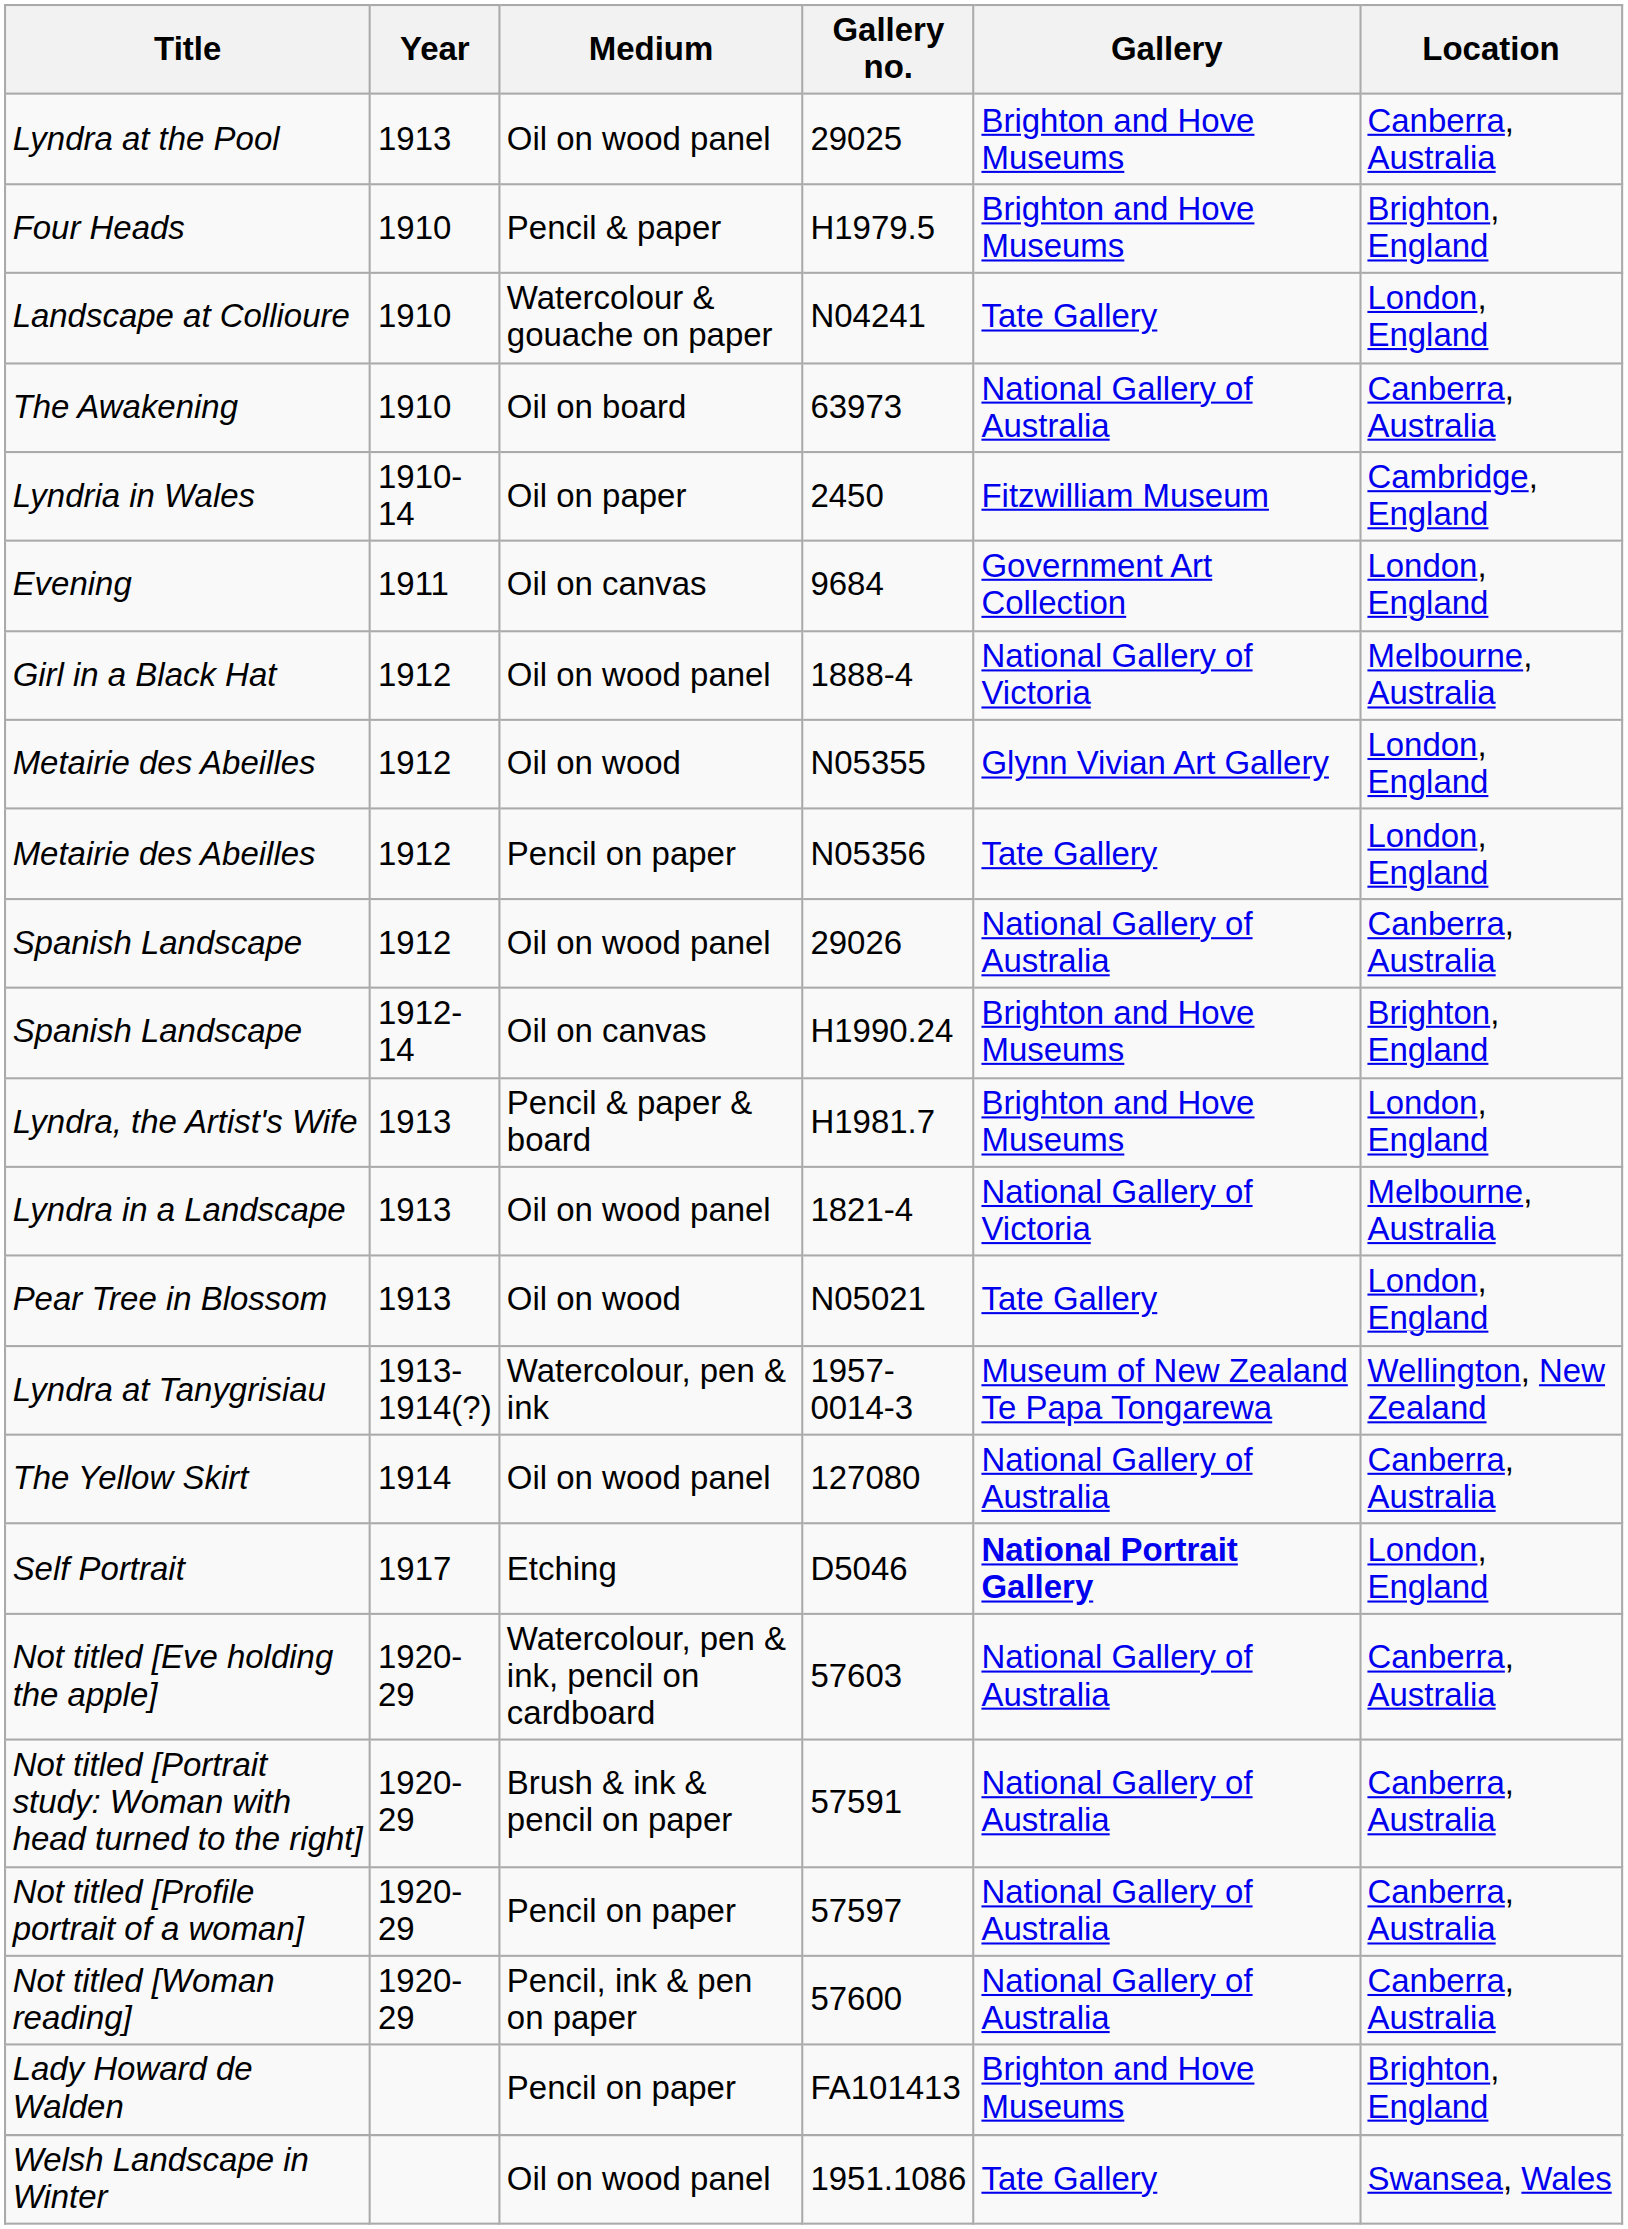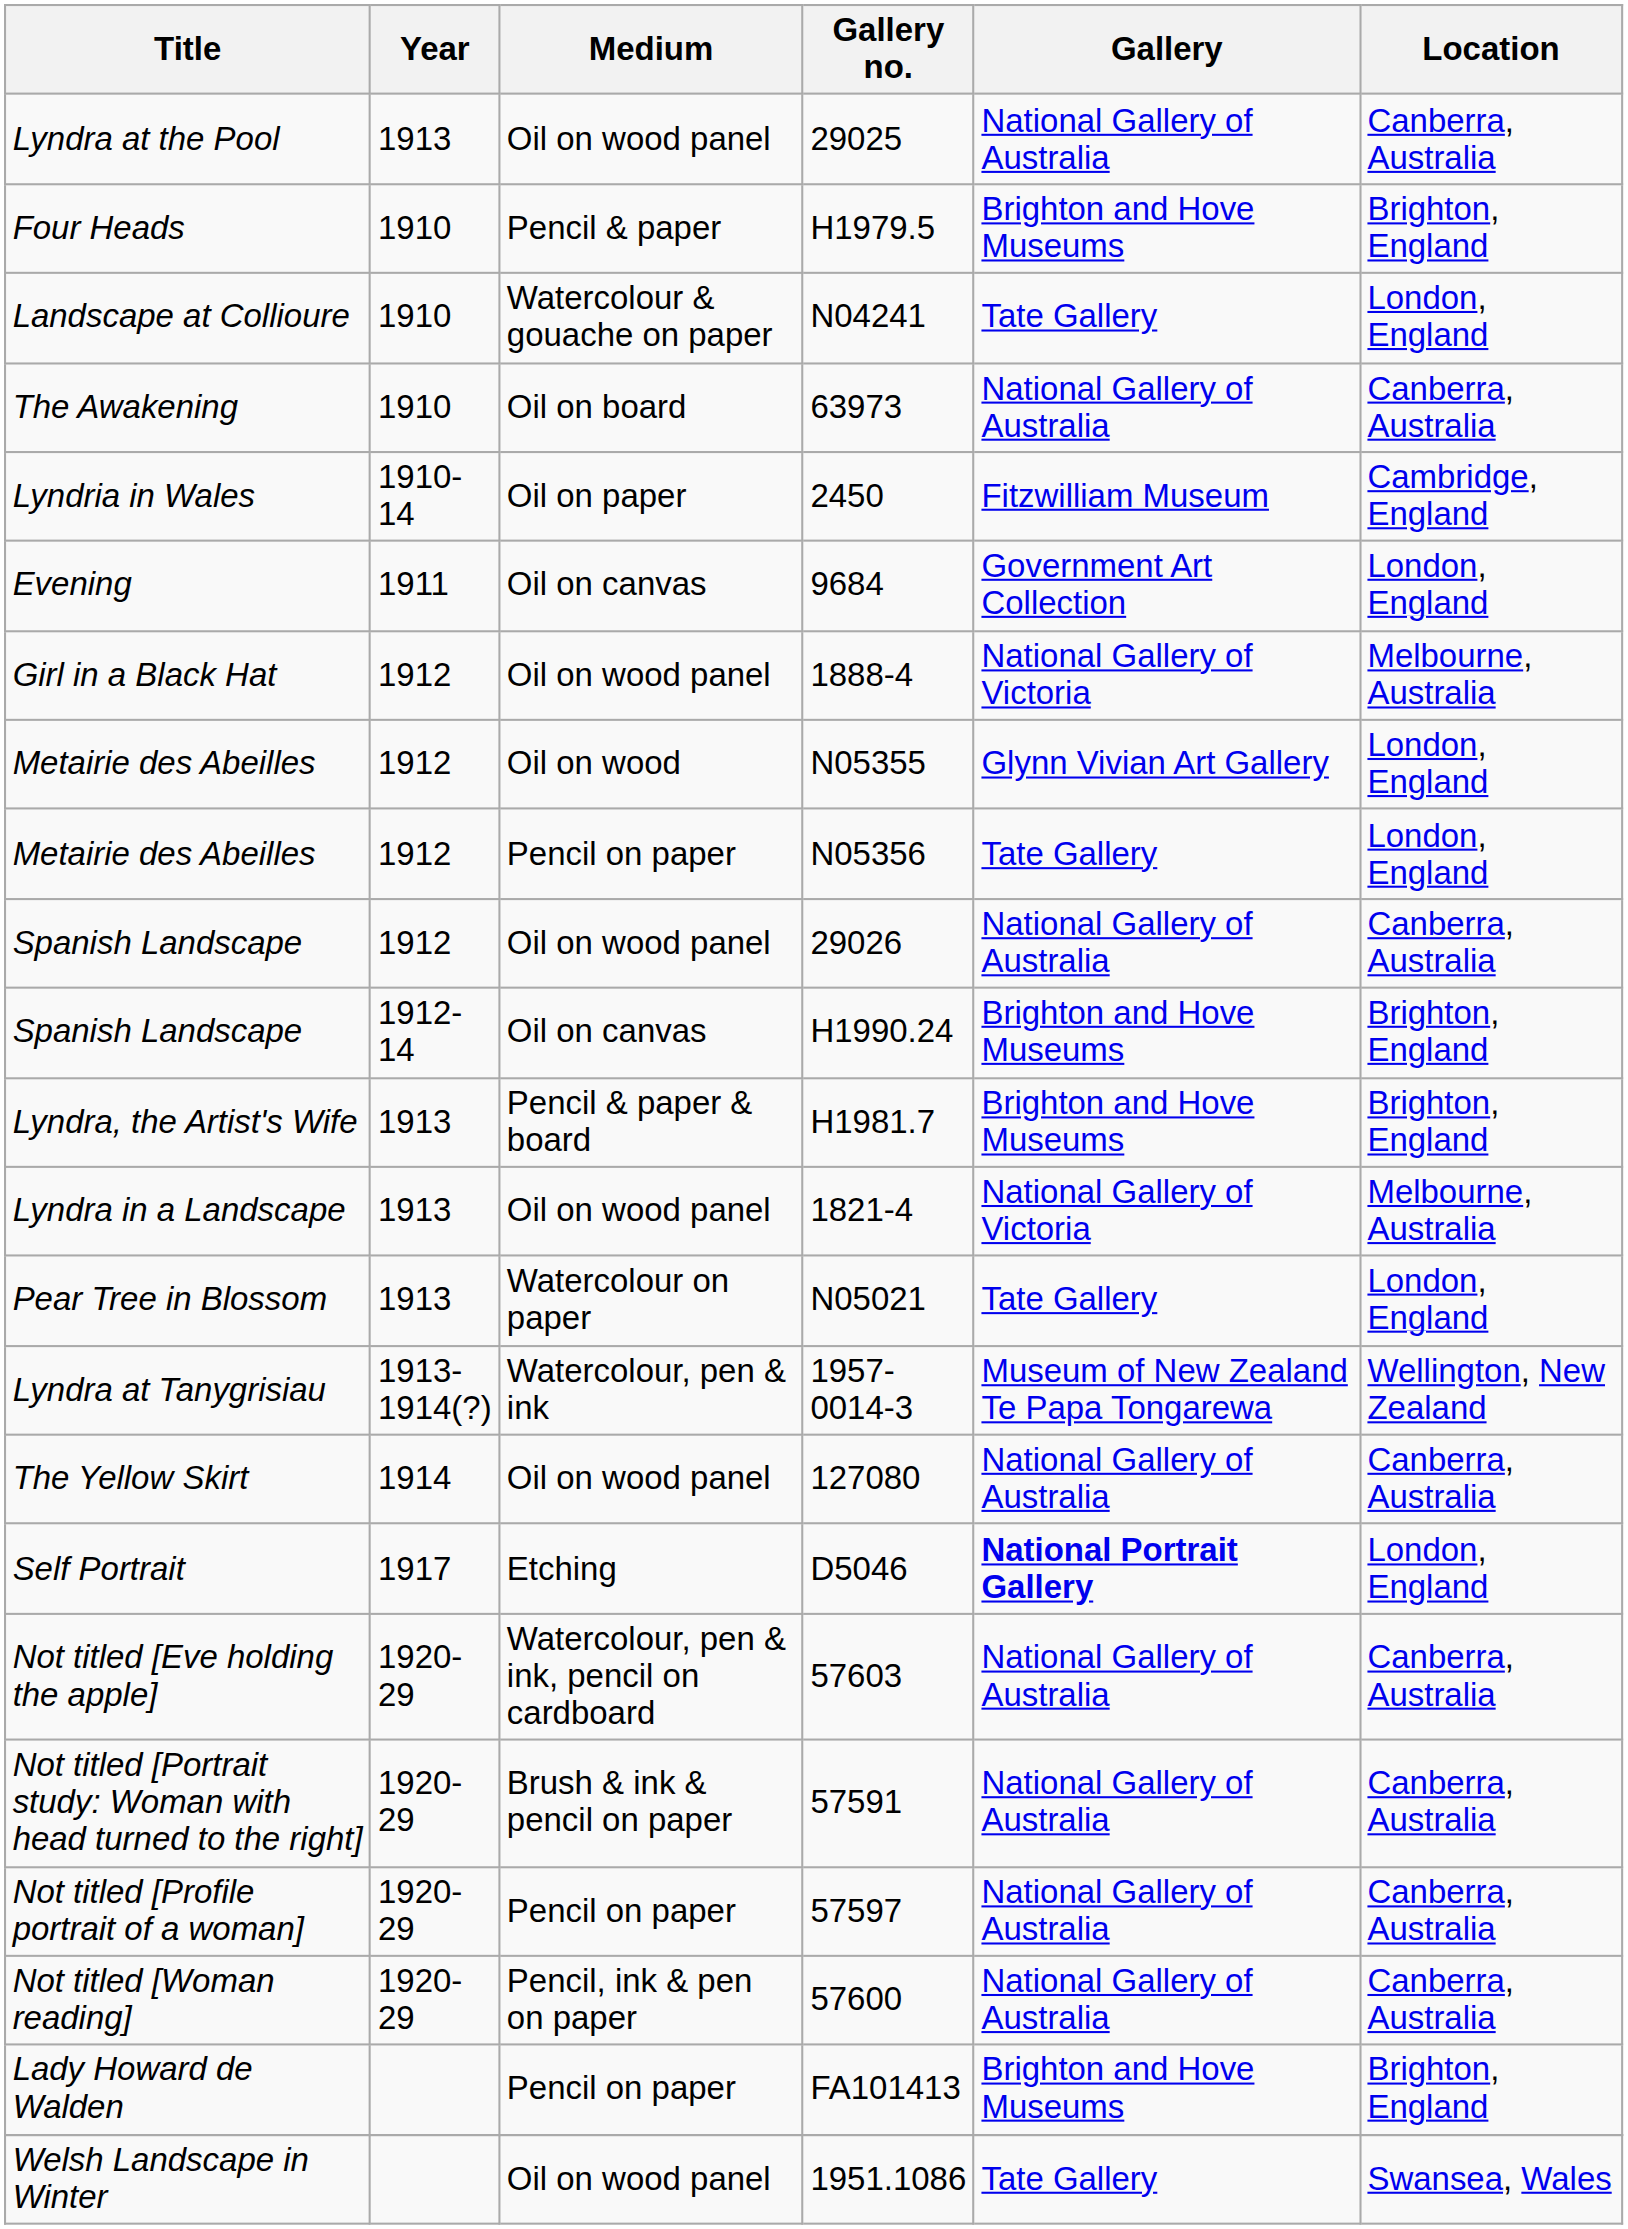(1118, 138) Brighton and Hove Museums -> (1117, 138) National Gallery of Australia
(1428, 1121) London, England -> (1433, 1121) Brighton, England
(594, 1300) Oil on wood -> (618, 1300) Watercolour on paper
